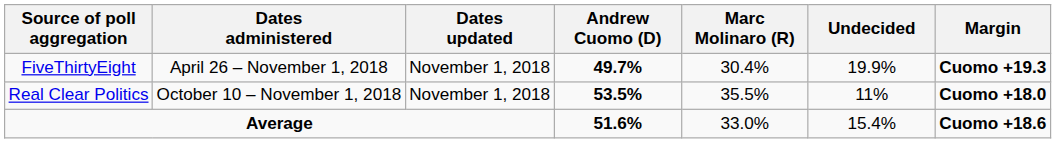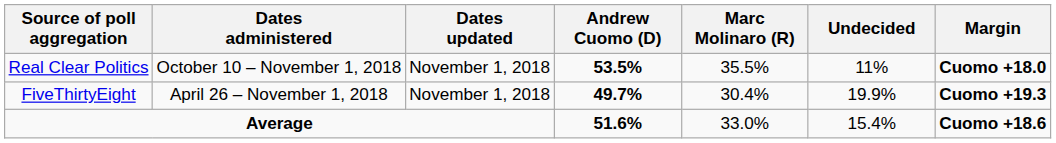rows swapped: (79, 95) <-> (79, 67)
